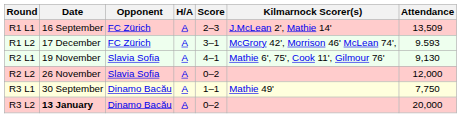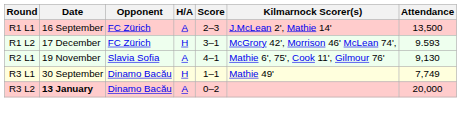(428, 27) 13,509 -> (428, 27) 13,500
(185, 43) A -> (185, 43) H
- row: (22, 74)
(185, 89) A -> (185, 74) H
(428, 89) 7,750 -> (428, 74) 7,749
